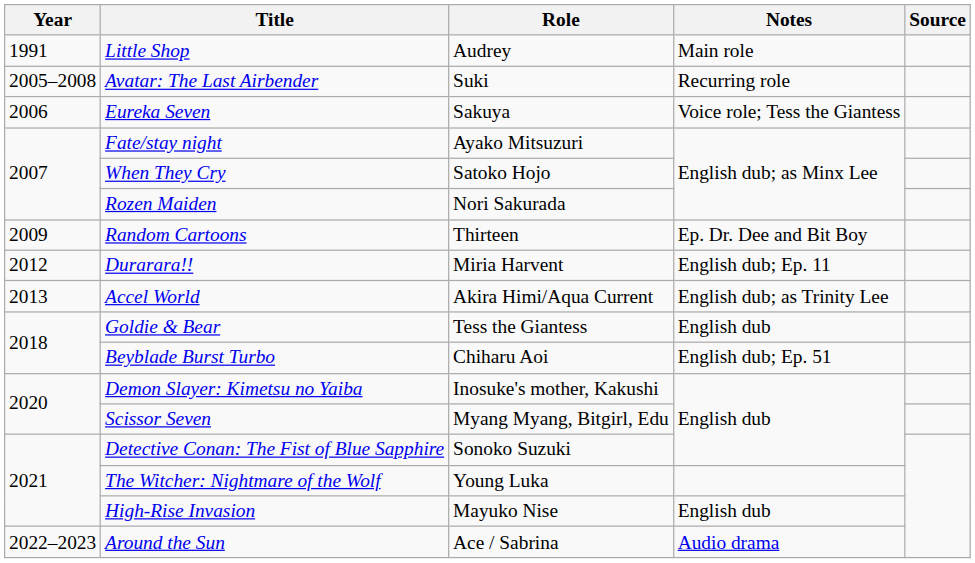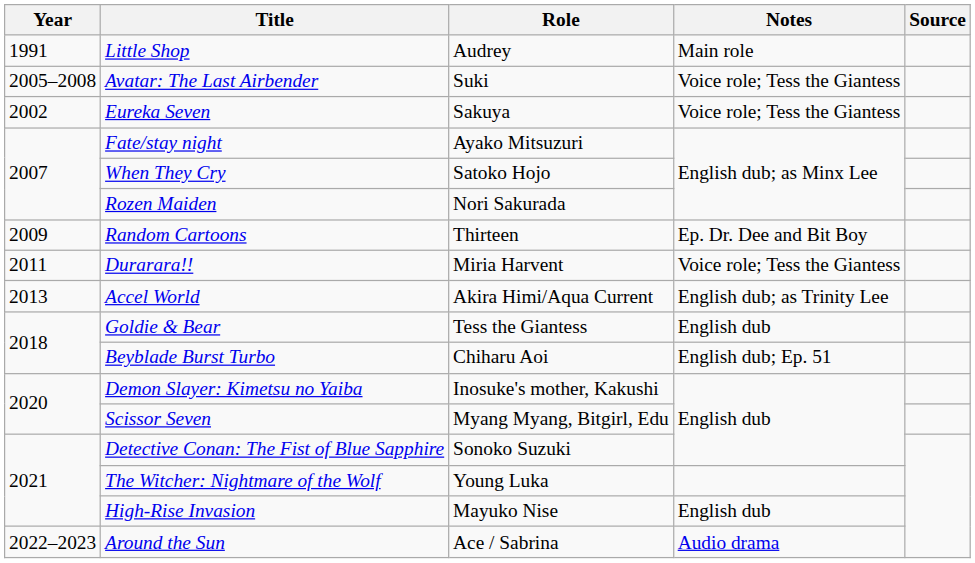(734, 81) Recurring role -> (789, 81) Voice role; Tess the Giantess
(28, 111) 2006 -> (28, 111) 2002
(28, 265) 2012 -> (28, 265) 2011
(754, 265) English dub; Ep. 11 -> (789, 265) Voice role; Tess the Giantess
